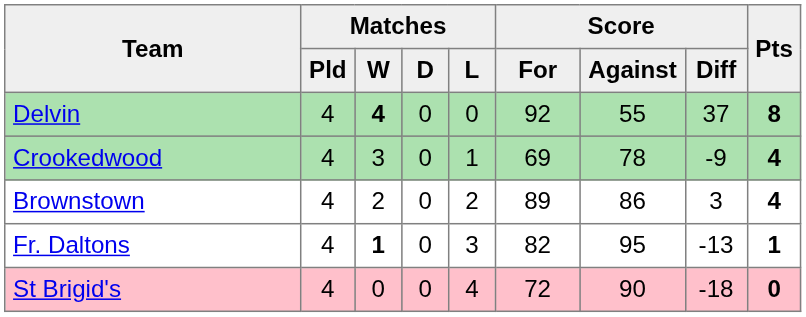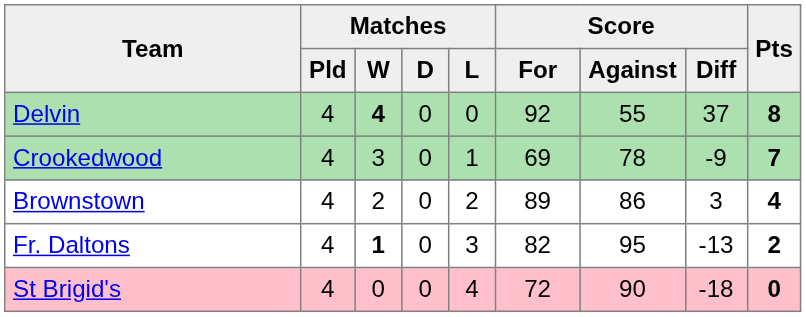(774, 157) 4 -> (774, 157) 7
(774, 245) 1 -> (774, 245) 2
